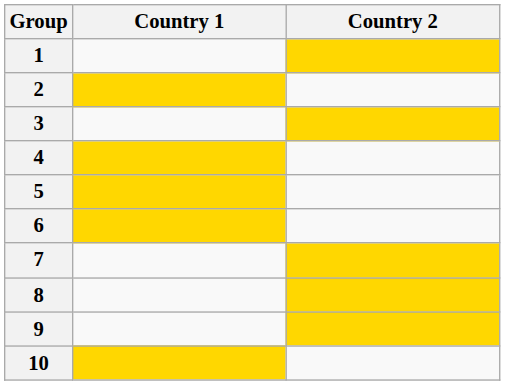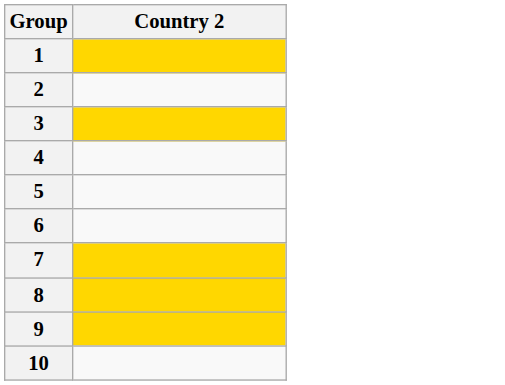- column: (179, 21)
